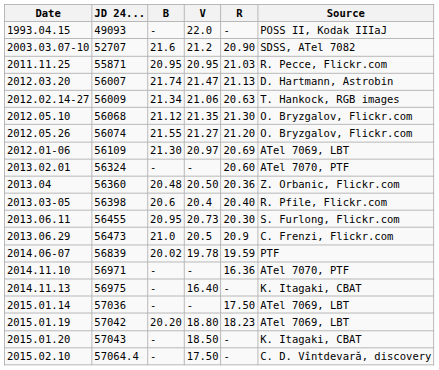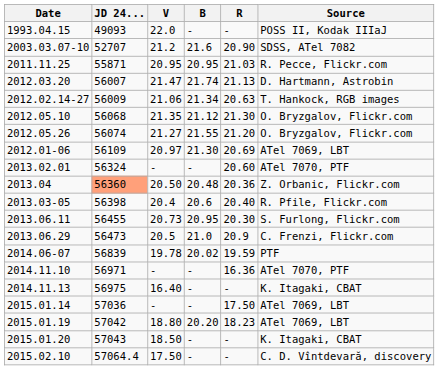columns swapped: (166, 13) <-> (203, 13)
(110, 185) no background -> (110, 185) lightsalmon background
